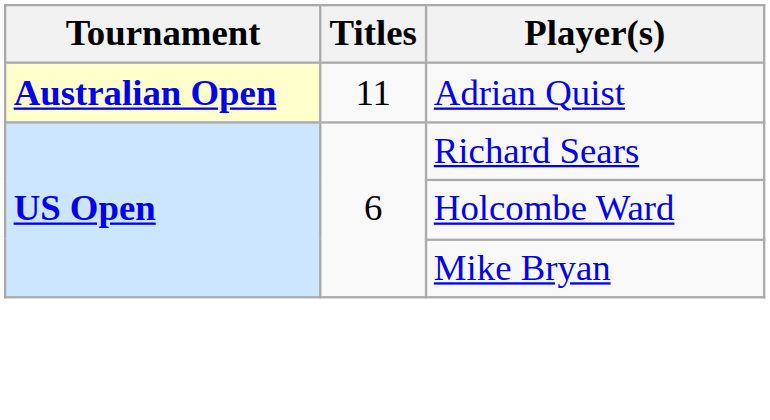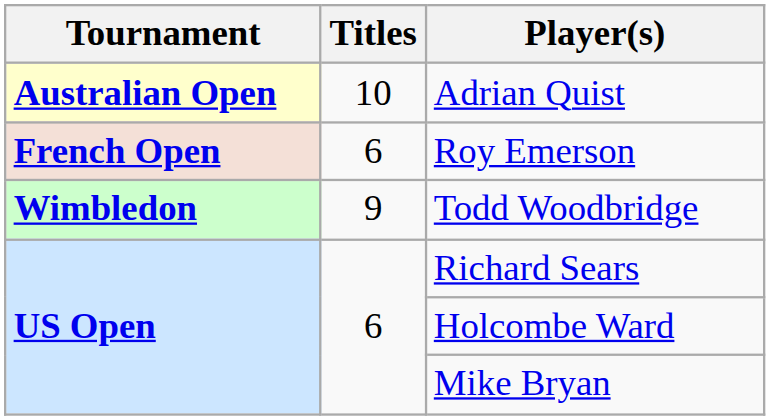(373, 92) 11 -> (373, 92) 10
+ row: (534, 150)
+ row: (566, 208)
